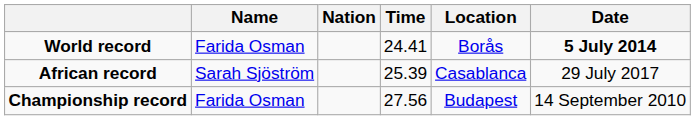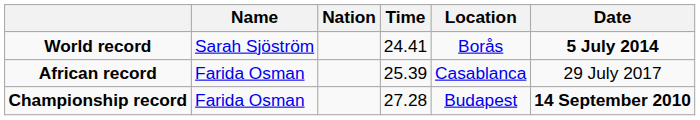(250, 45) Farida Osman -> (255, 45) Sarah Sjöström
(255, 73) Sarah Sjöström -> (250, 73) Farida Osman
(405, 100) 27.56 -> (405, 100) 27.28
(610, 100) normal -> (613, 100) bold
